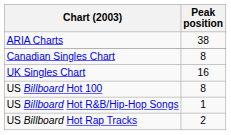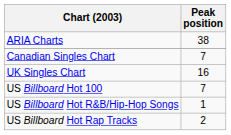(203, 56) 8 -> (203, 56) 7
(203, 89) 8 -> (203, 89) 7
